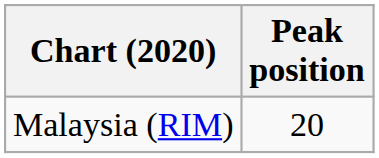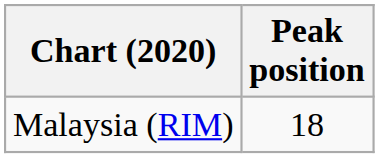(307, 123) 20 -> (307, 123) 18
